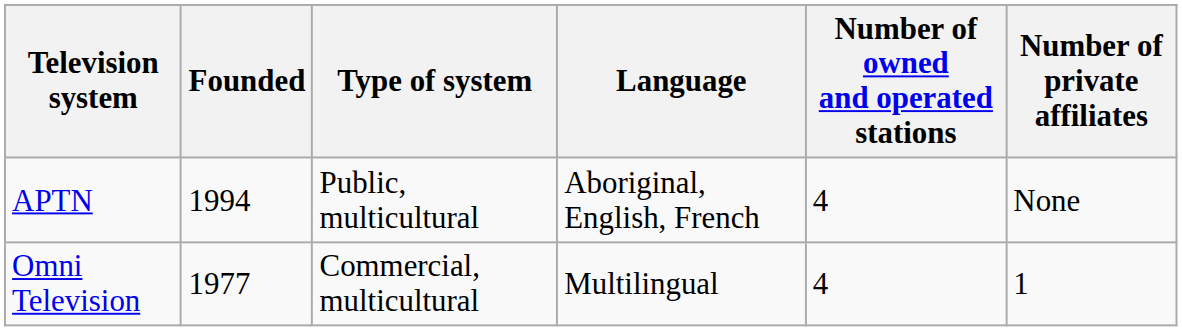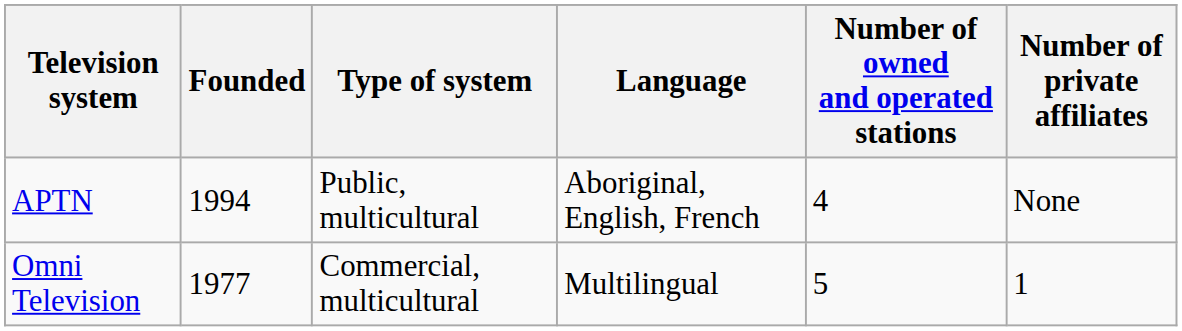(820, 283) 4 -> (820, 283) 5
